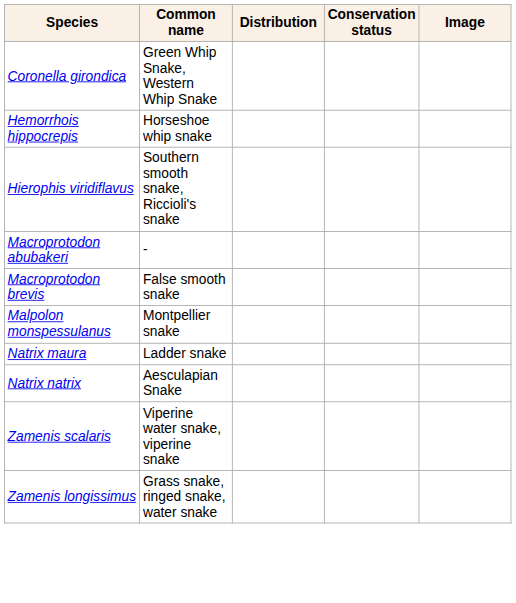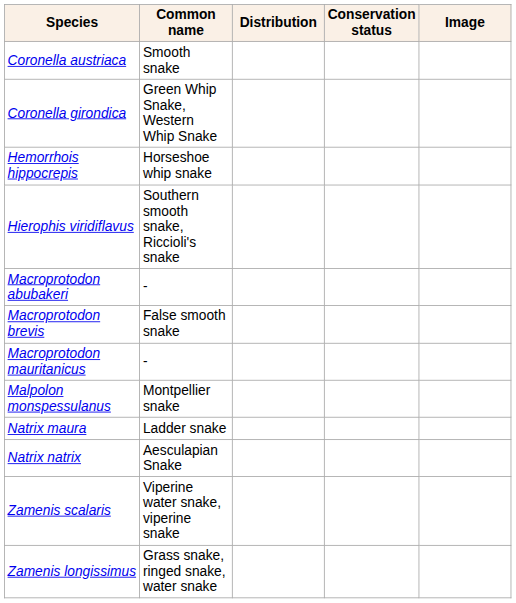+ row: (67, 60)
+ row: (54, 361)
